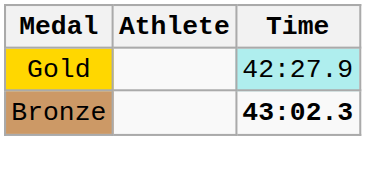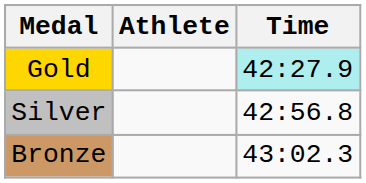+ row: (59, 113)
(298, 113) bold -> (298, 156) normal
